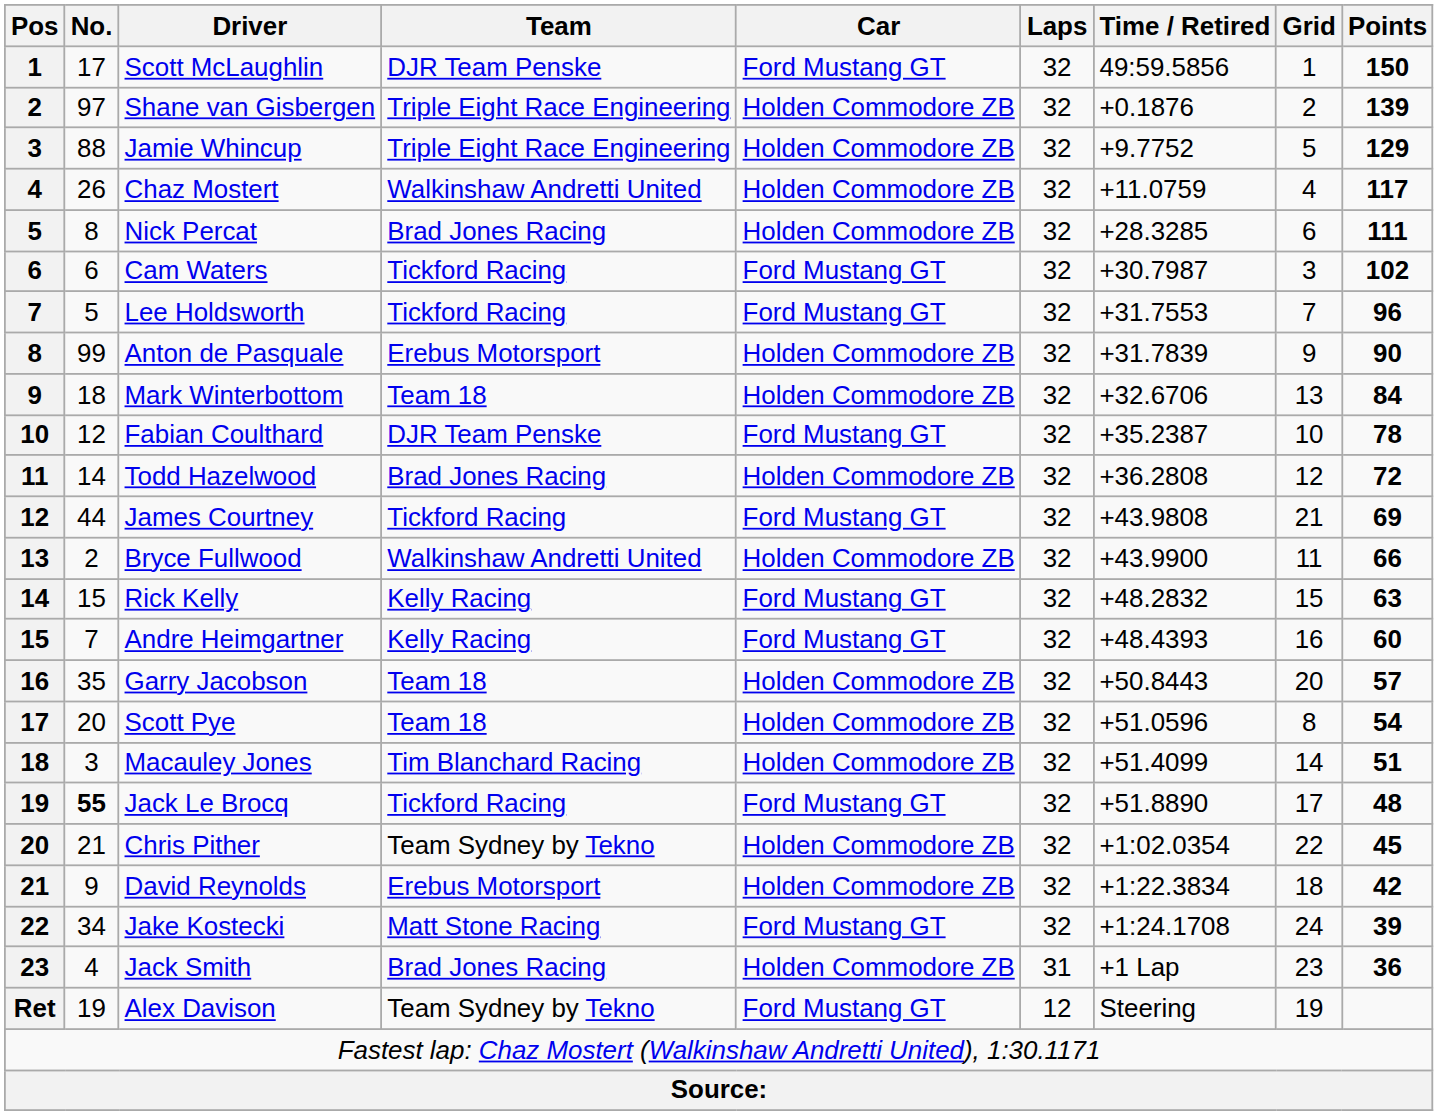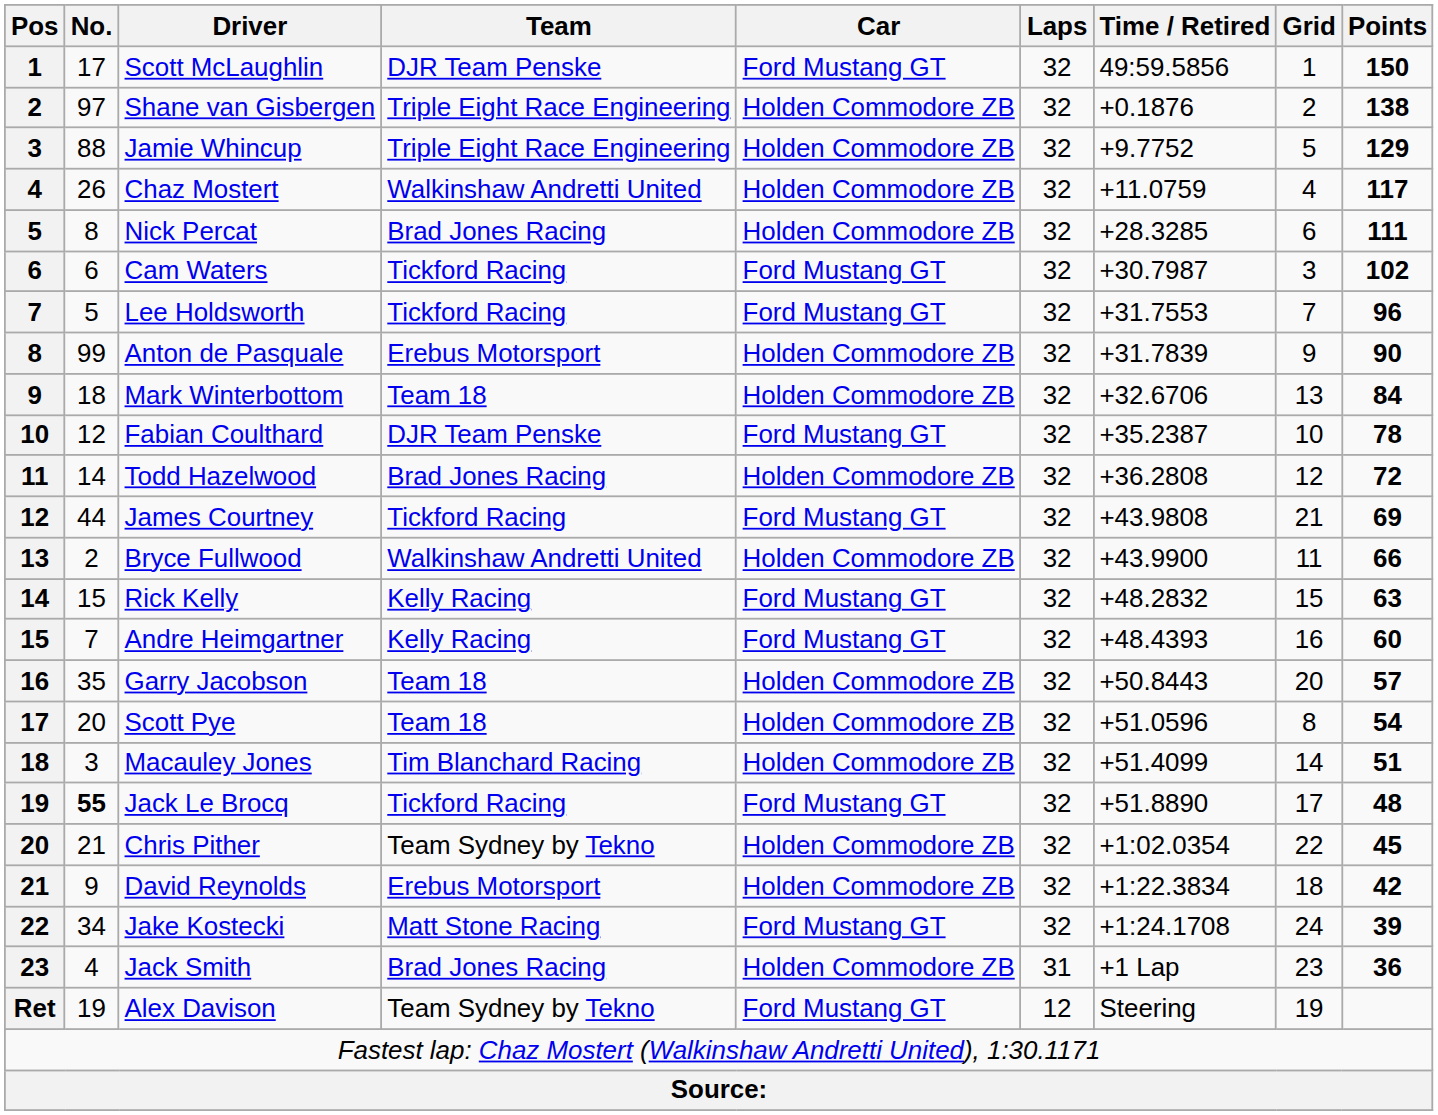(1387, 108) 139 -> (1387, 108) 138
